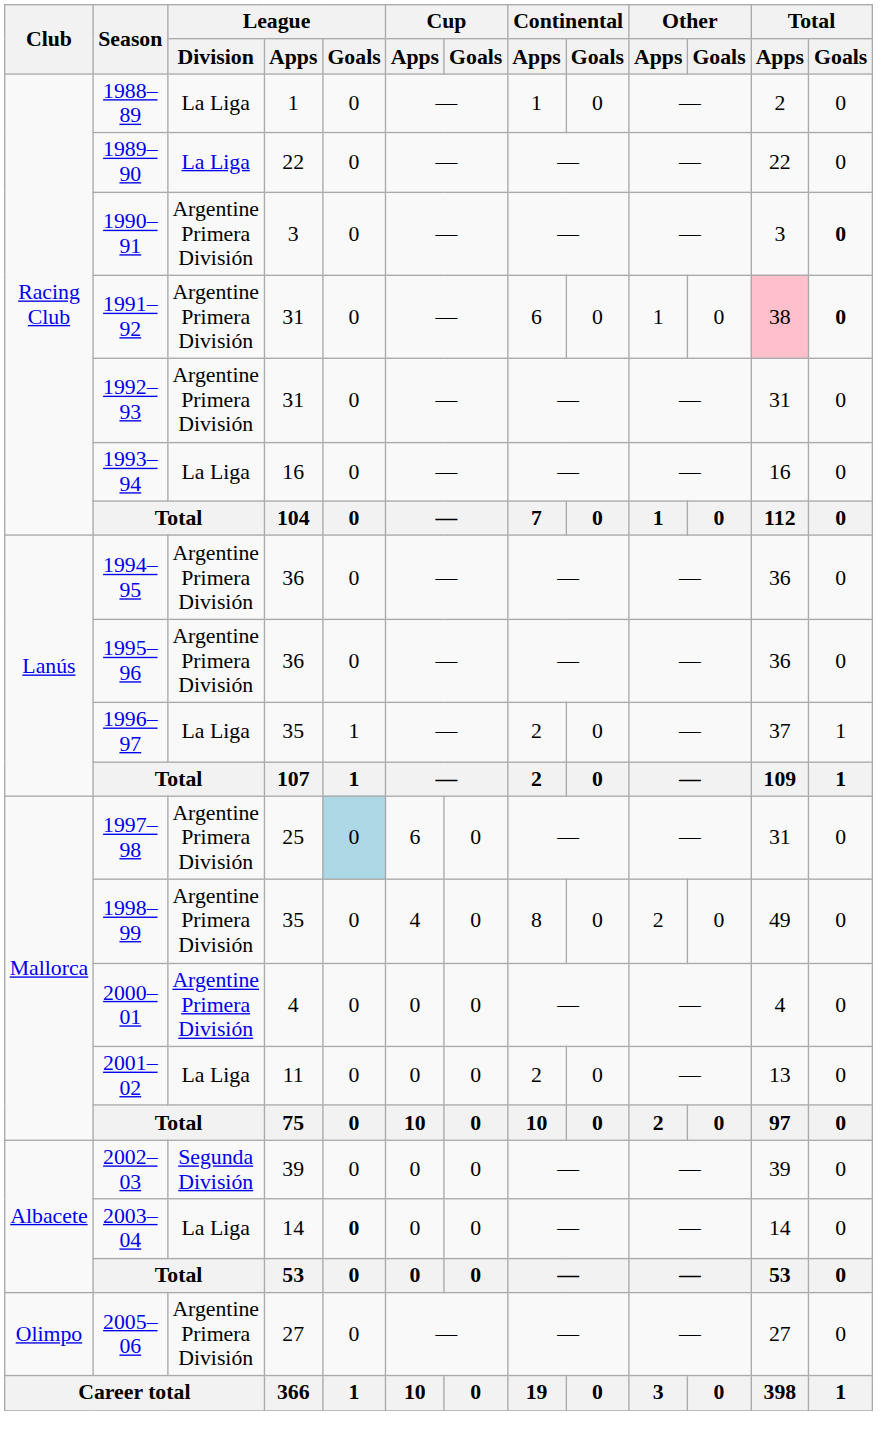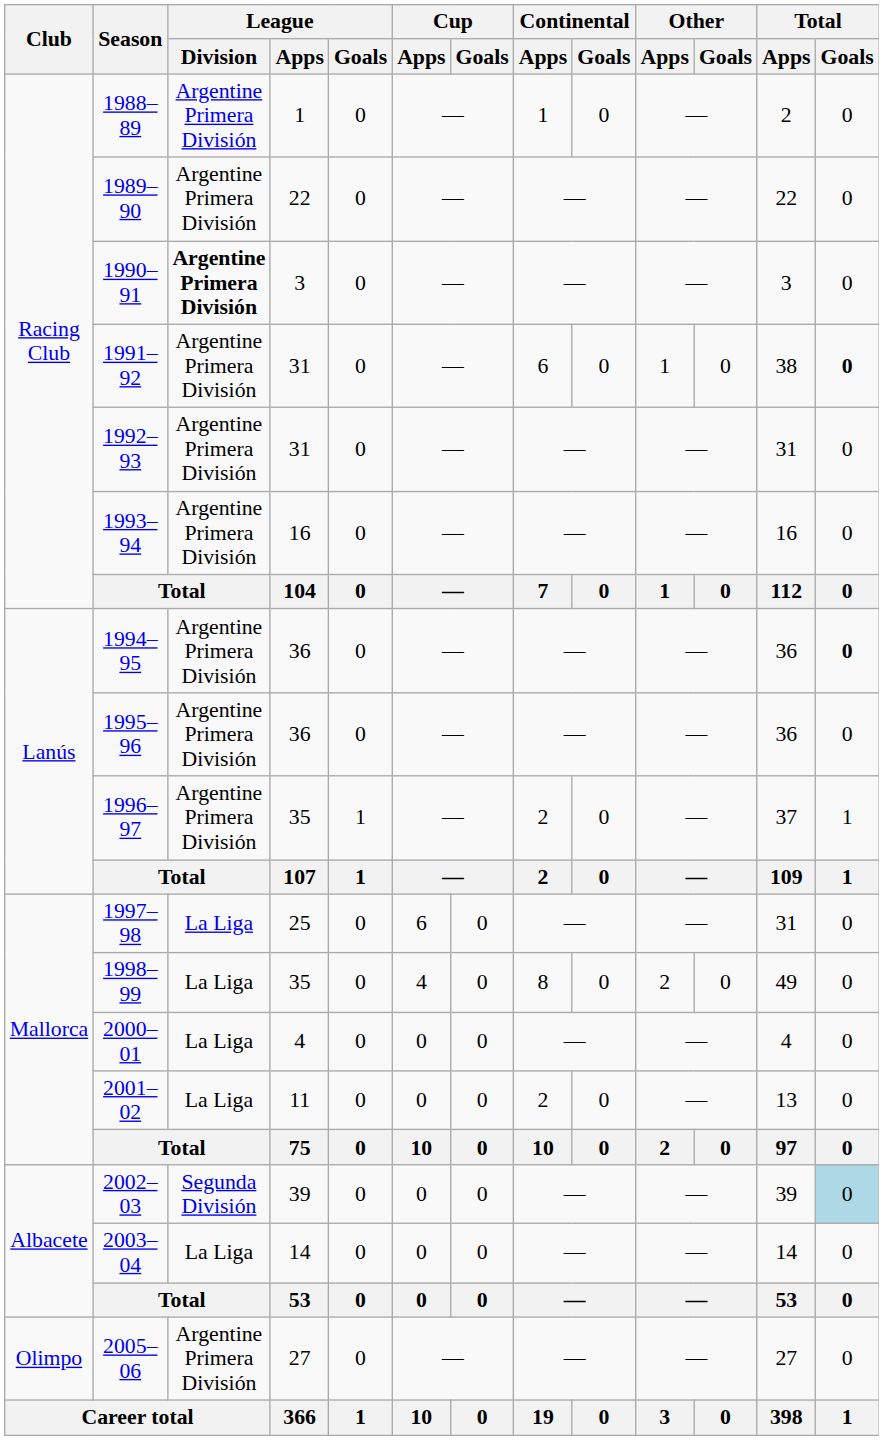(216, 103) La Liga -> (219, 115) Argentine Primera División
(216, 162) La Liga -> (219, 198) Argentine Primera División
(216, 233) normal -> (219, 282) bold
(841, 233) bold -> (847, 282) normal
(780, 316) pink background -> (786, 365) no background
(216, 471) La Liga -> (219, 532) Argentine Primera División
(841, 577) normal -> (847, 650) bold
(216, 731) La Liga -> (219, 817) Argentine Primera División
(216, 837) Argentine Primera División -> (219, 923) La Liga
(354, 837) lightblue background -> (361, 923) no background
(216, 921) Argentine Primera División -> (219, 982) La Liga
(216, 1004) Argentine Primera División -> (219, 1041) La Liga
(841, 1169) no background -> (847, 1193) lightblue background
(354, 1228) bold -> (361, 1252) normal
